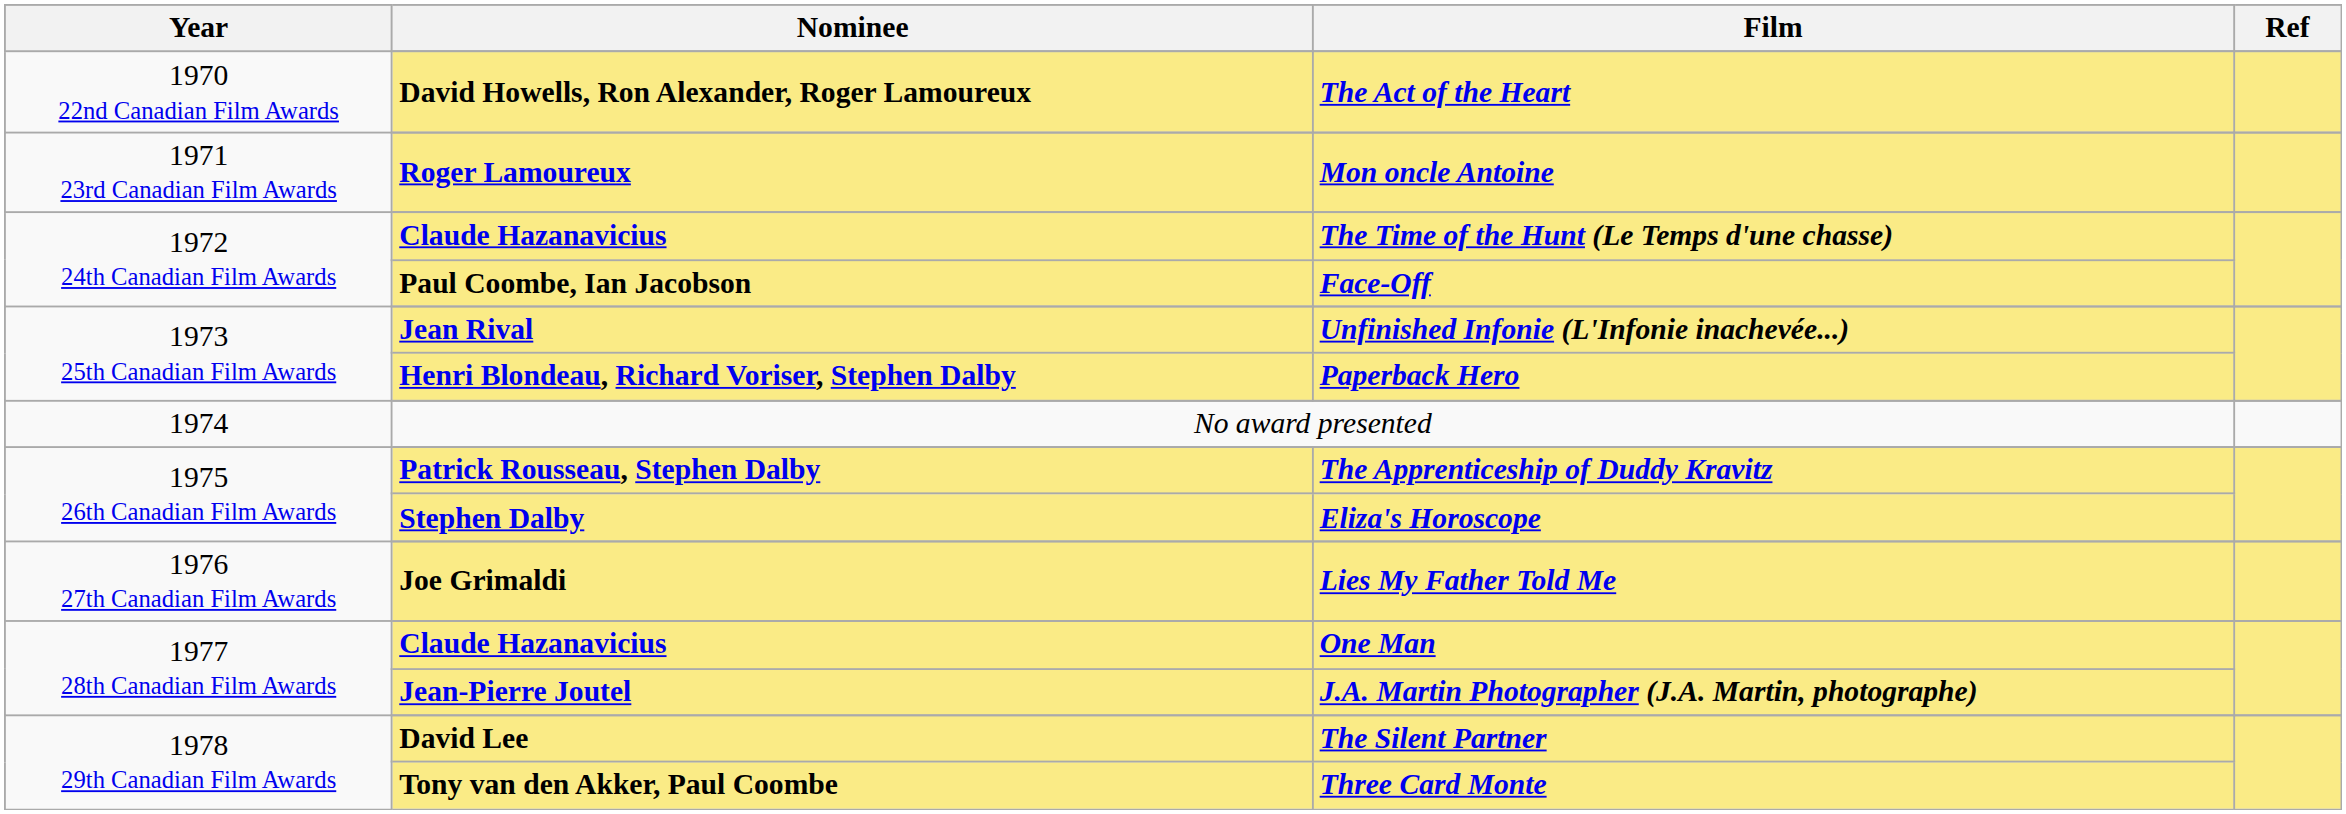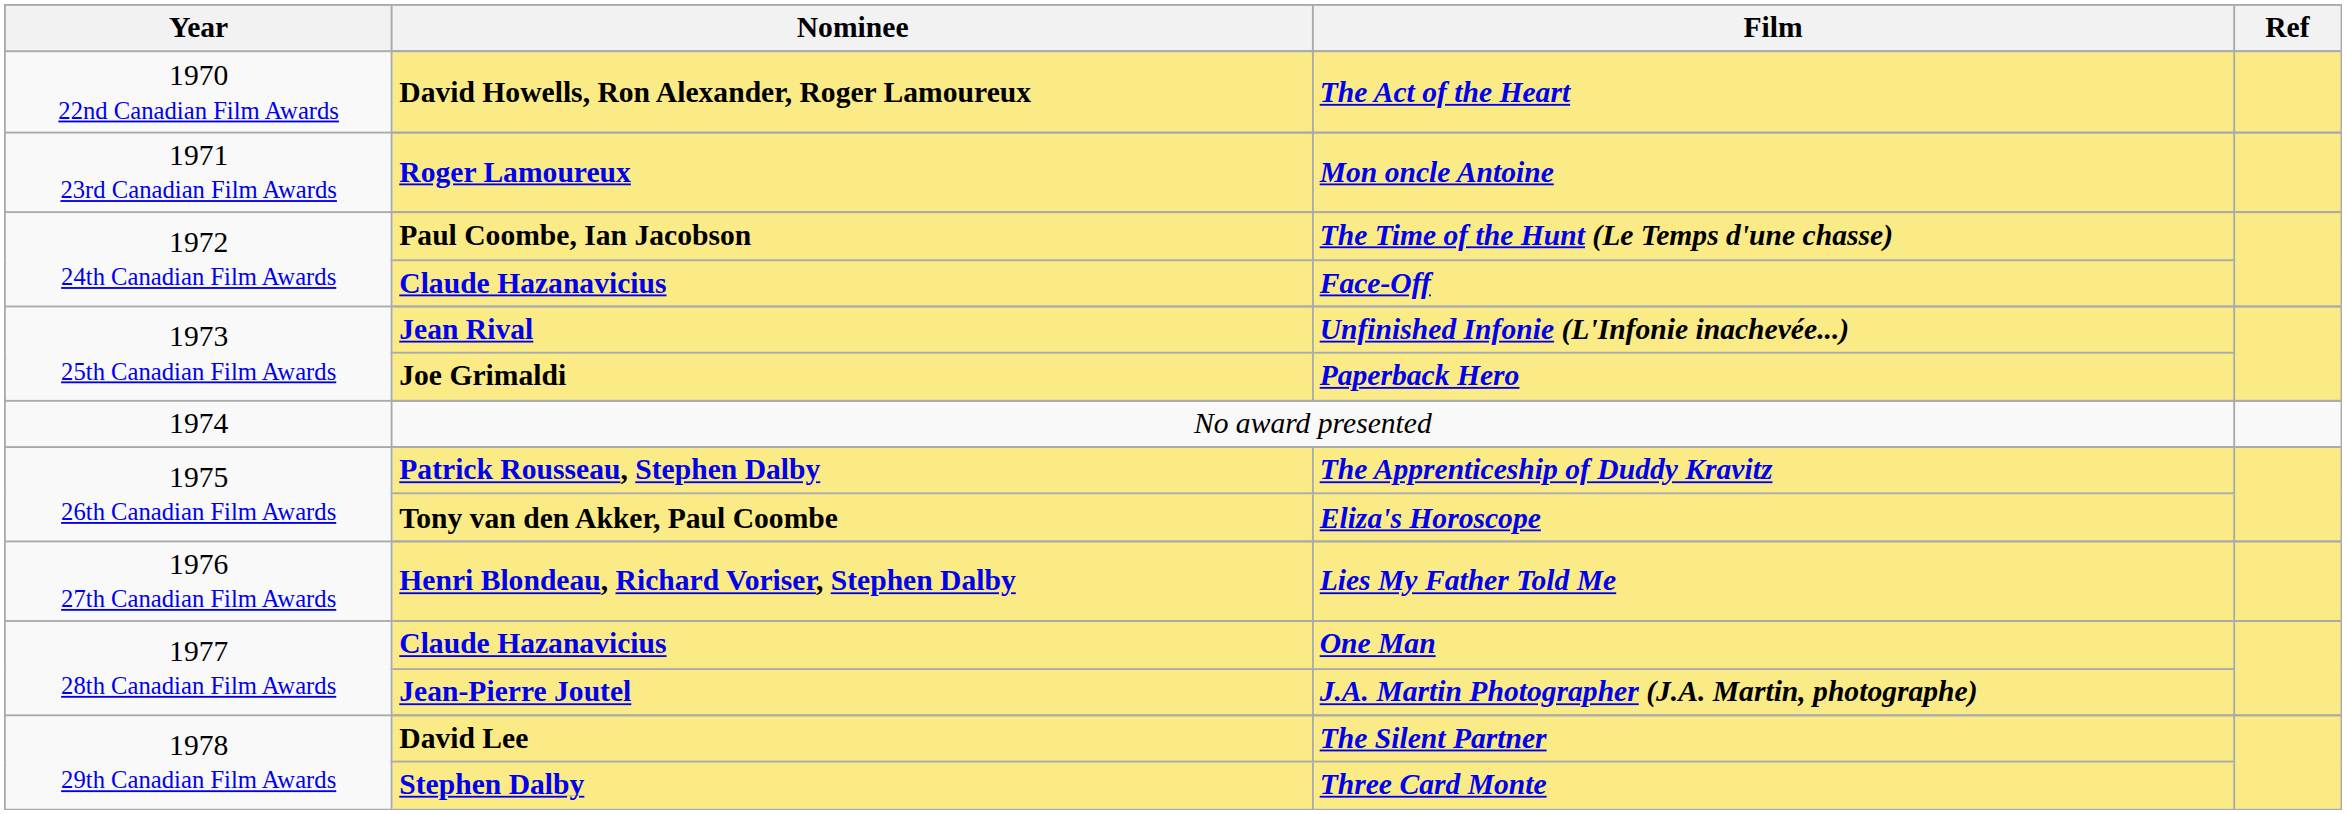(533, 235) Claude Hazanavicius -> (575, 235) Paul Coombe, Ian Jacobson
(575, 282) Paul Coombe, Ian Jacobson -> (533, 282) Claude Hazanavicius
(708, 376) Henri Blondeau, Richard Voriser, Stephen Dalby -> (483, 376) Joe Grimaldi
(492, 517) Stephen Dalby -> (619, 517) Tony van den Akker, Paul Coombe
(483, 580) Joe Grimaldi -> (708, 580) Henri Blondeau, Richard Voriser, Stephen Dalby
(619, 785) Tony van den Akker, Paul Coombe -> (492, 785) Stephen Dalby
